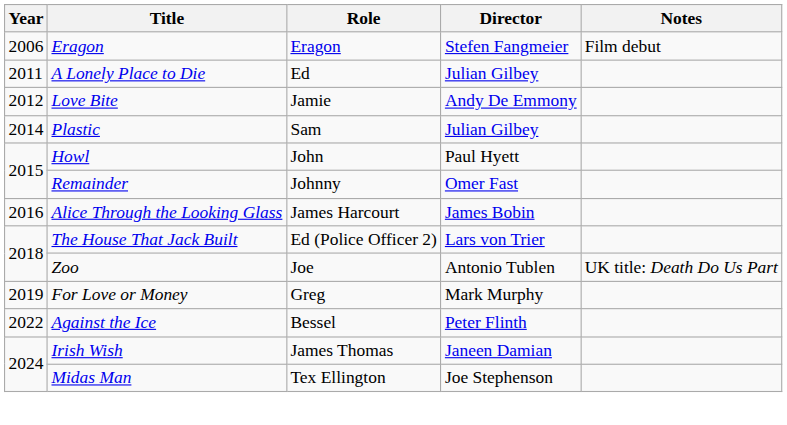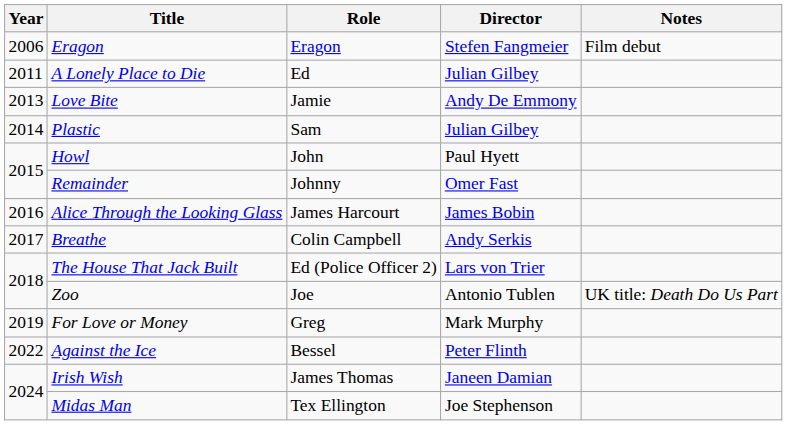(26, 101) 2012 -> (26, 101) 2013
+ row: (79, 239)
